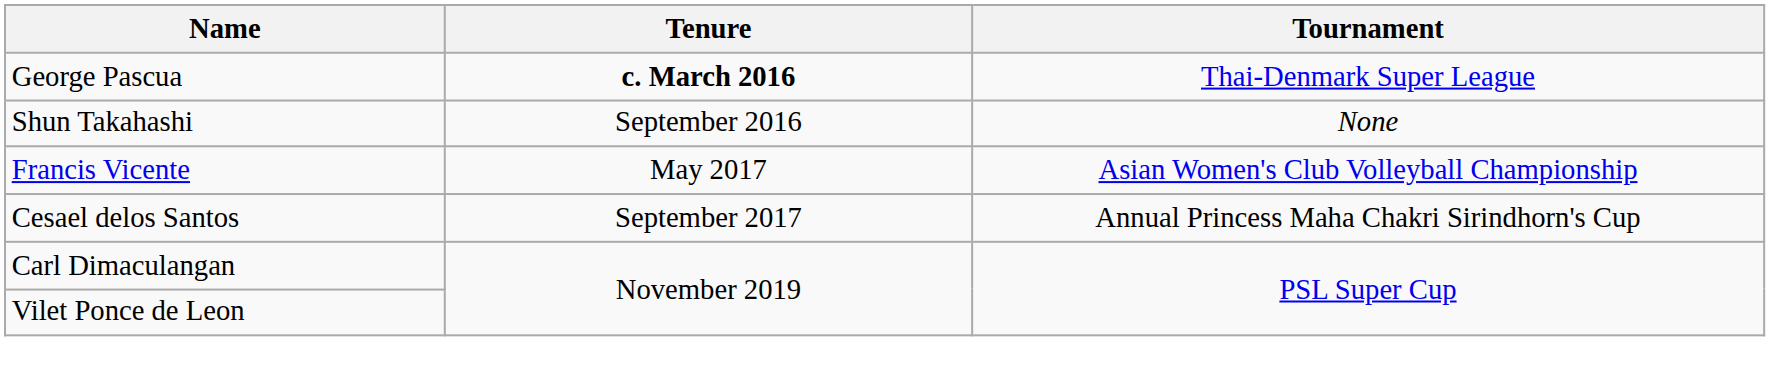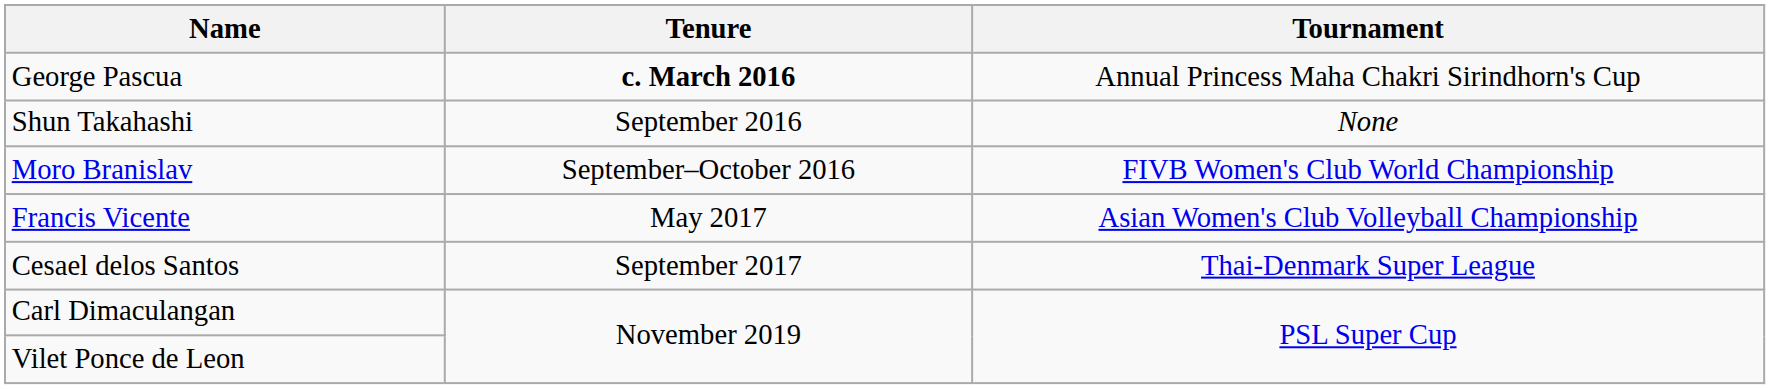(1368, 75) Thai-Denmark Super League -> (1368, 75) Annual Princess Maha Chakri Sirindhorn's Cup
+ row: (102, 170)
(1368, 217) Annual Princess Maha Chakri Sirindhorn's Cup -> (1368, 264) Thai-Denmark Super League
